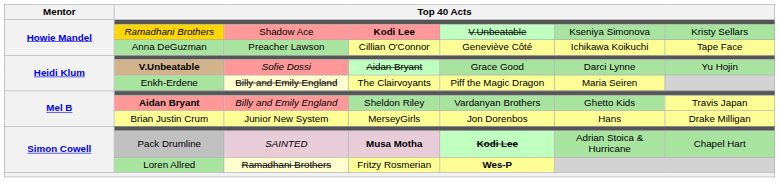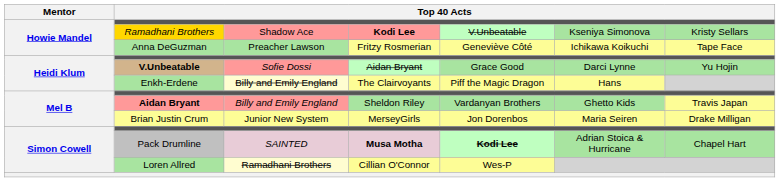(394, 47) Cillian O'Connor -> (394, 47) Fritzy Rosmerian
(610, 83) Maria Seiren -> (610, 83) Hans
(610, 118) Hans -> (610, 118) Maria Seiren
(394, 165) Fritzy Rosmerian -> (394, 165) Cillian O'Connor
(497, 165) bold -> (497, 165) normal
